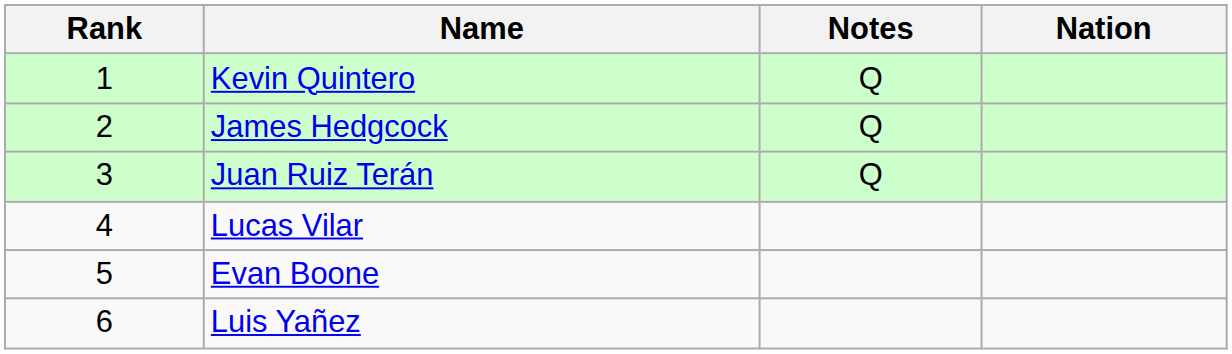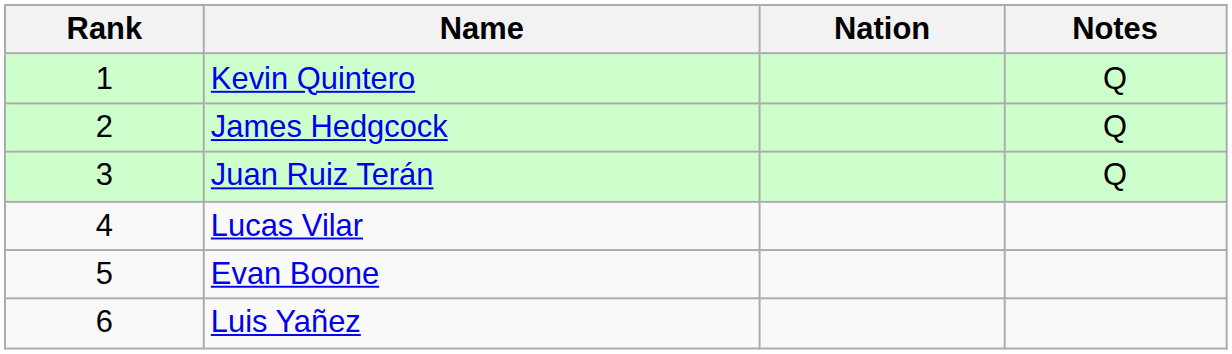columns swapped: (1104, 28) <-> (871, 28)
